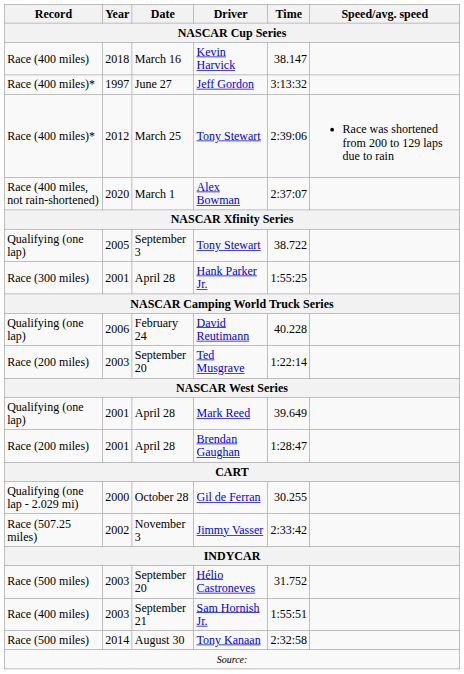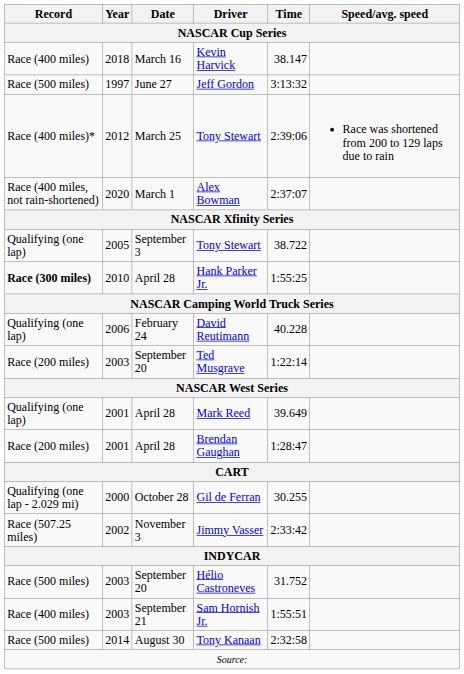(51, 84) Race (400 miles)* -> (48, 84) Race (500 miles)
(48, 278) normal -> (49, 278) bold
(117, 278) 2001 -> (117, 278) 2010
